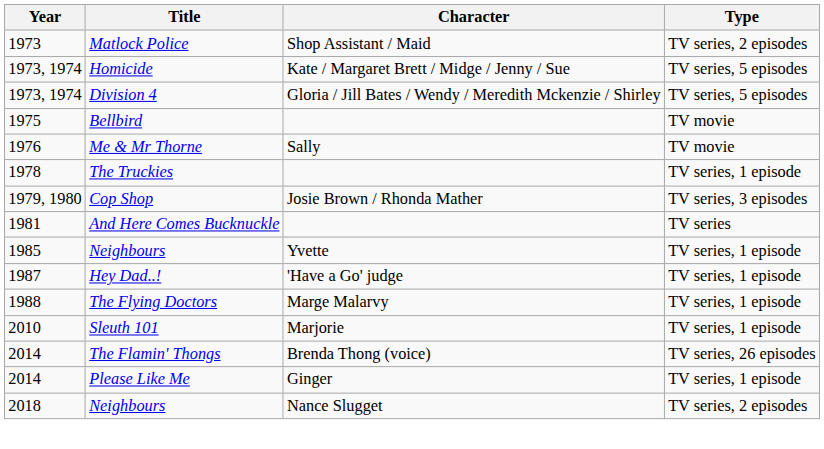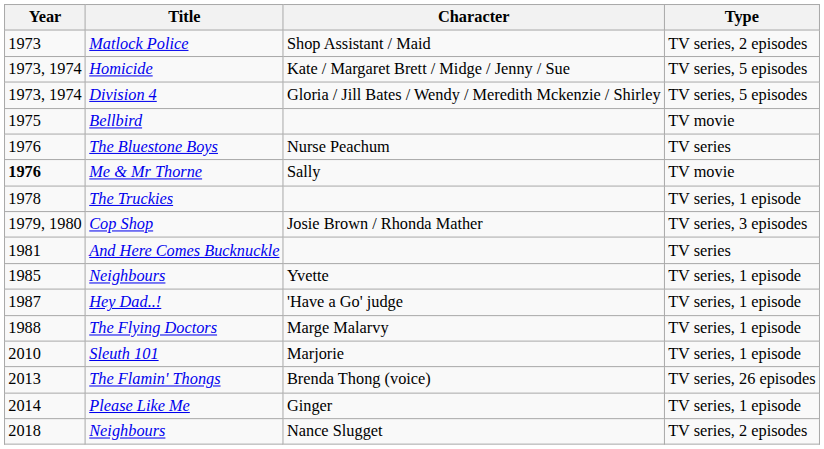+ row: (154, 146)
(25, 146) normal -> (25, 172) bold
(25, 353) 2014 -> (25, 379) 2013
